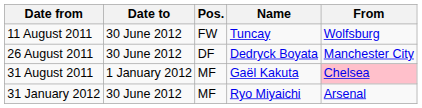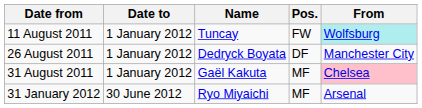columns swapped: (211, 14) <-> (274, 14)
(144, 34) 30 June 2012 -> (149, 34) 1 January 2012
(352, 34) no background -> (352, 34) paleturquoise background
(144, 53) 30 June 2012 -> (149, 53) 1 January 2012
